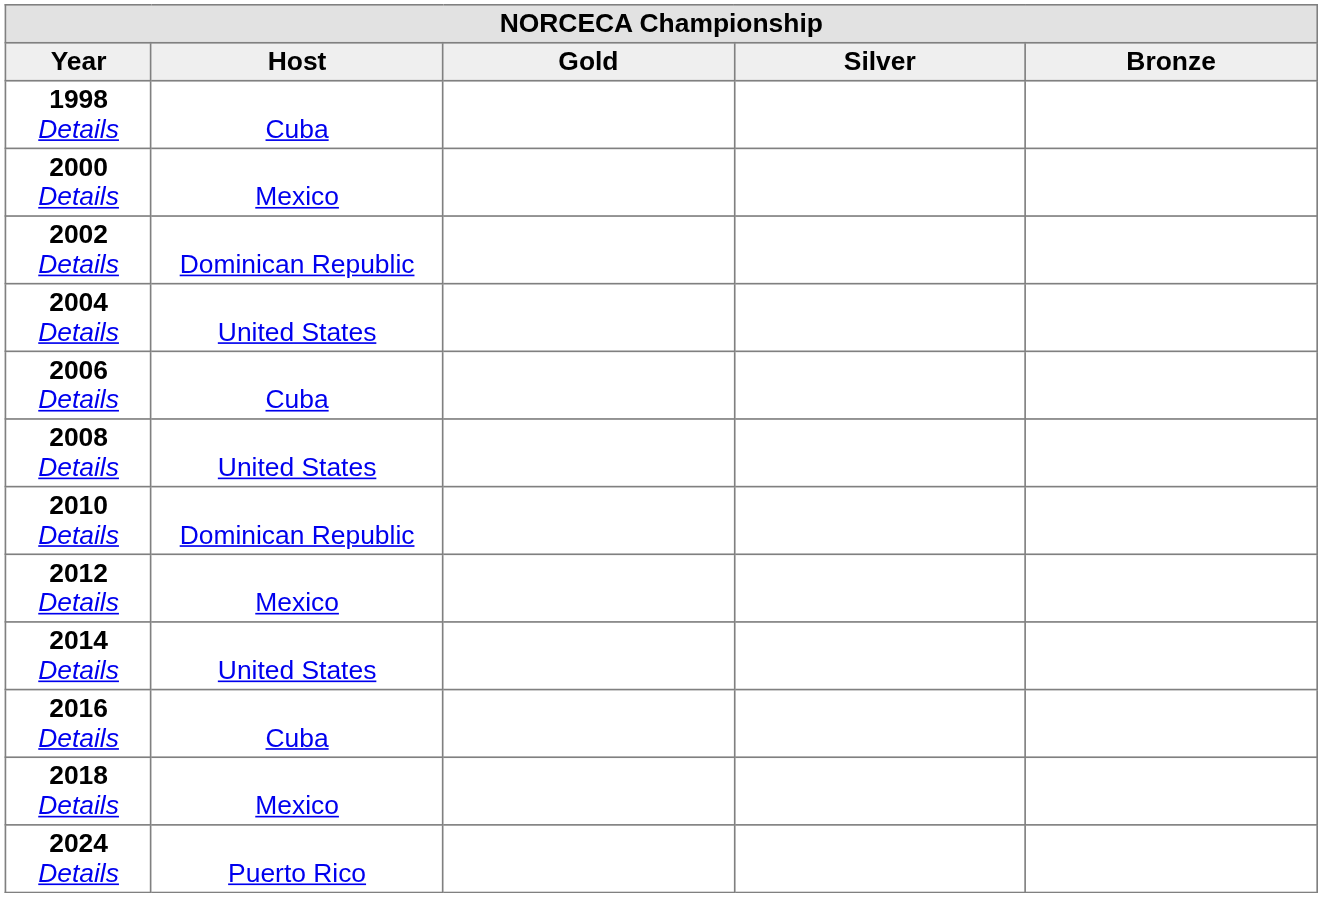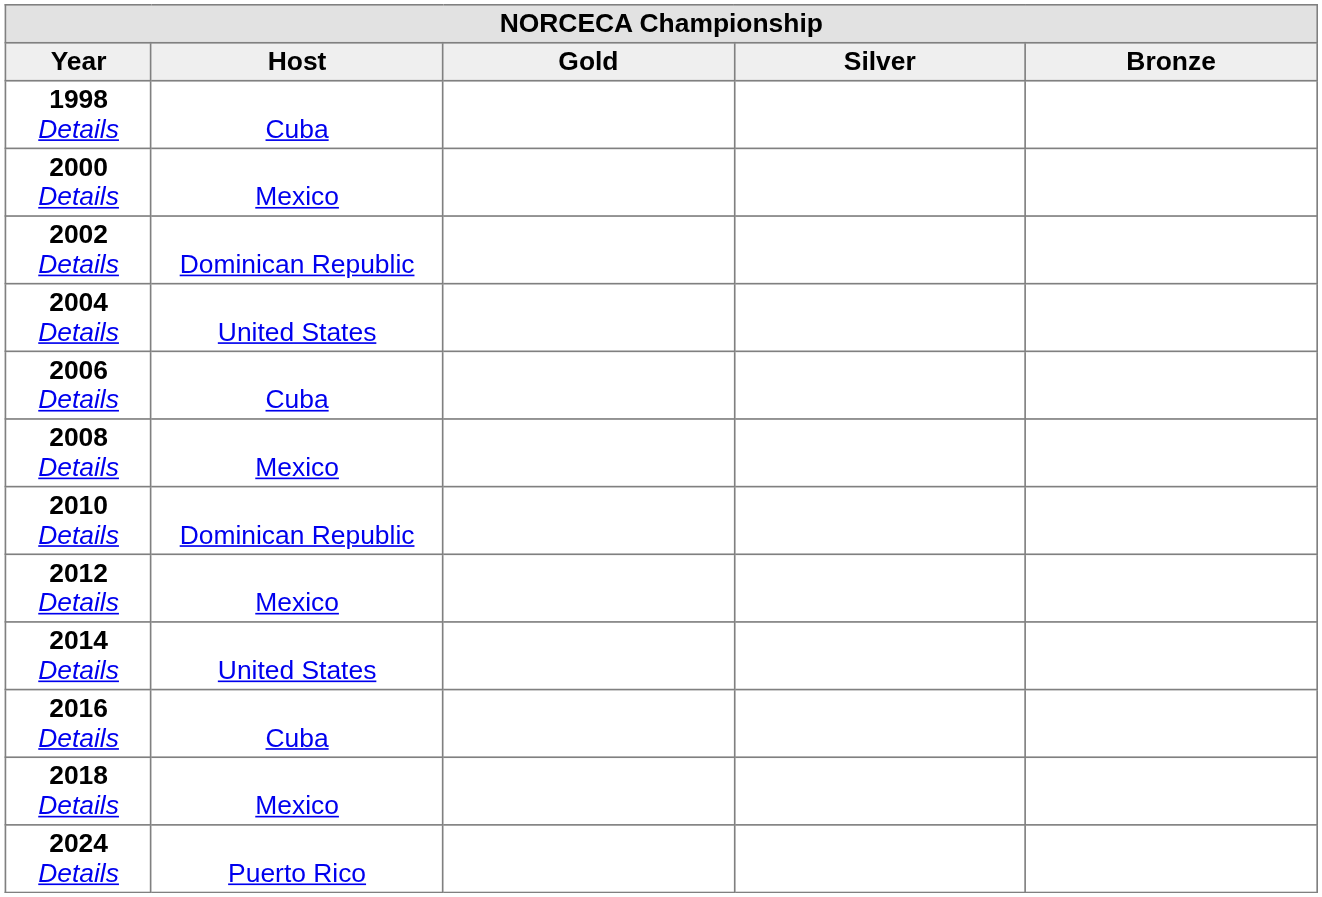(297, 467) United States -> (297, 467) Mexico
